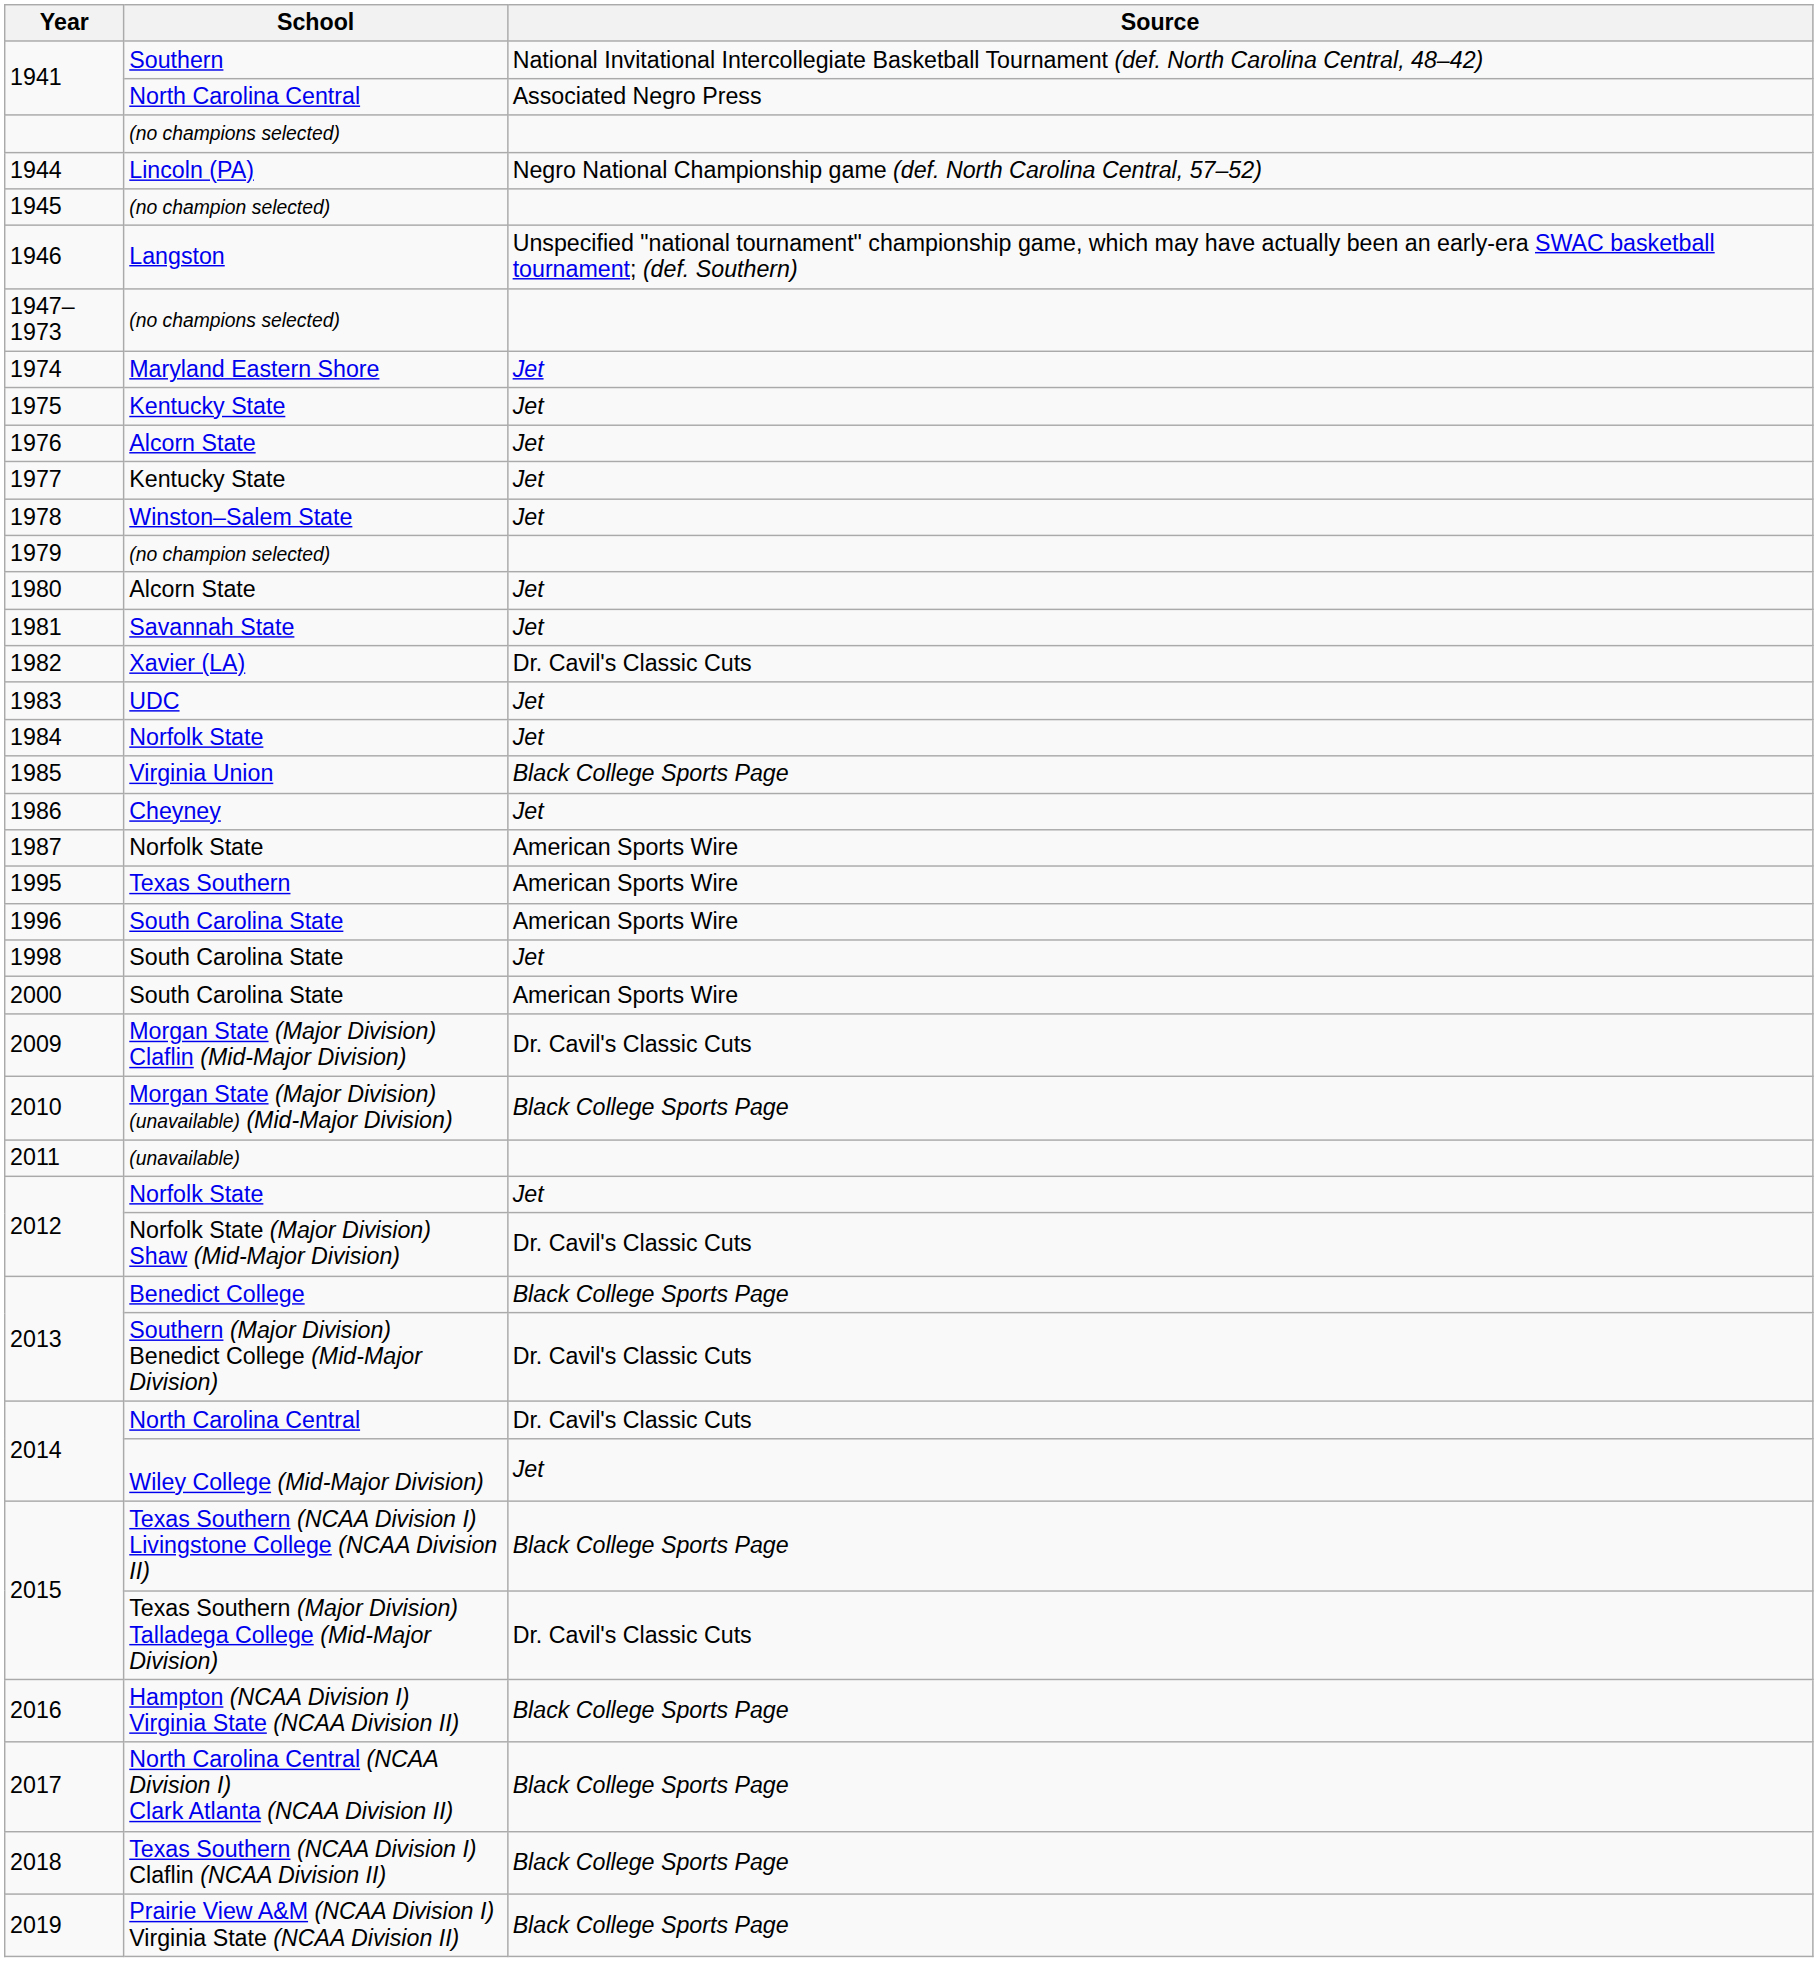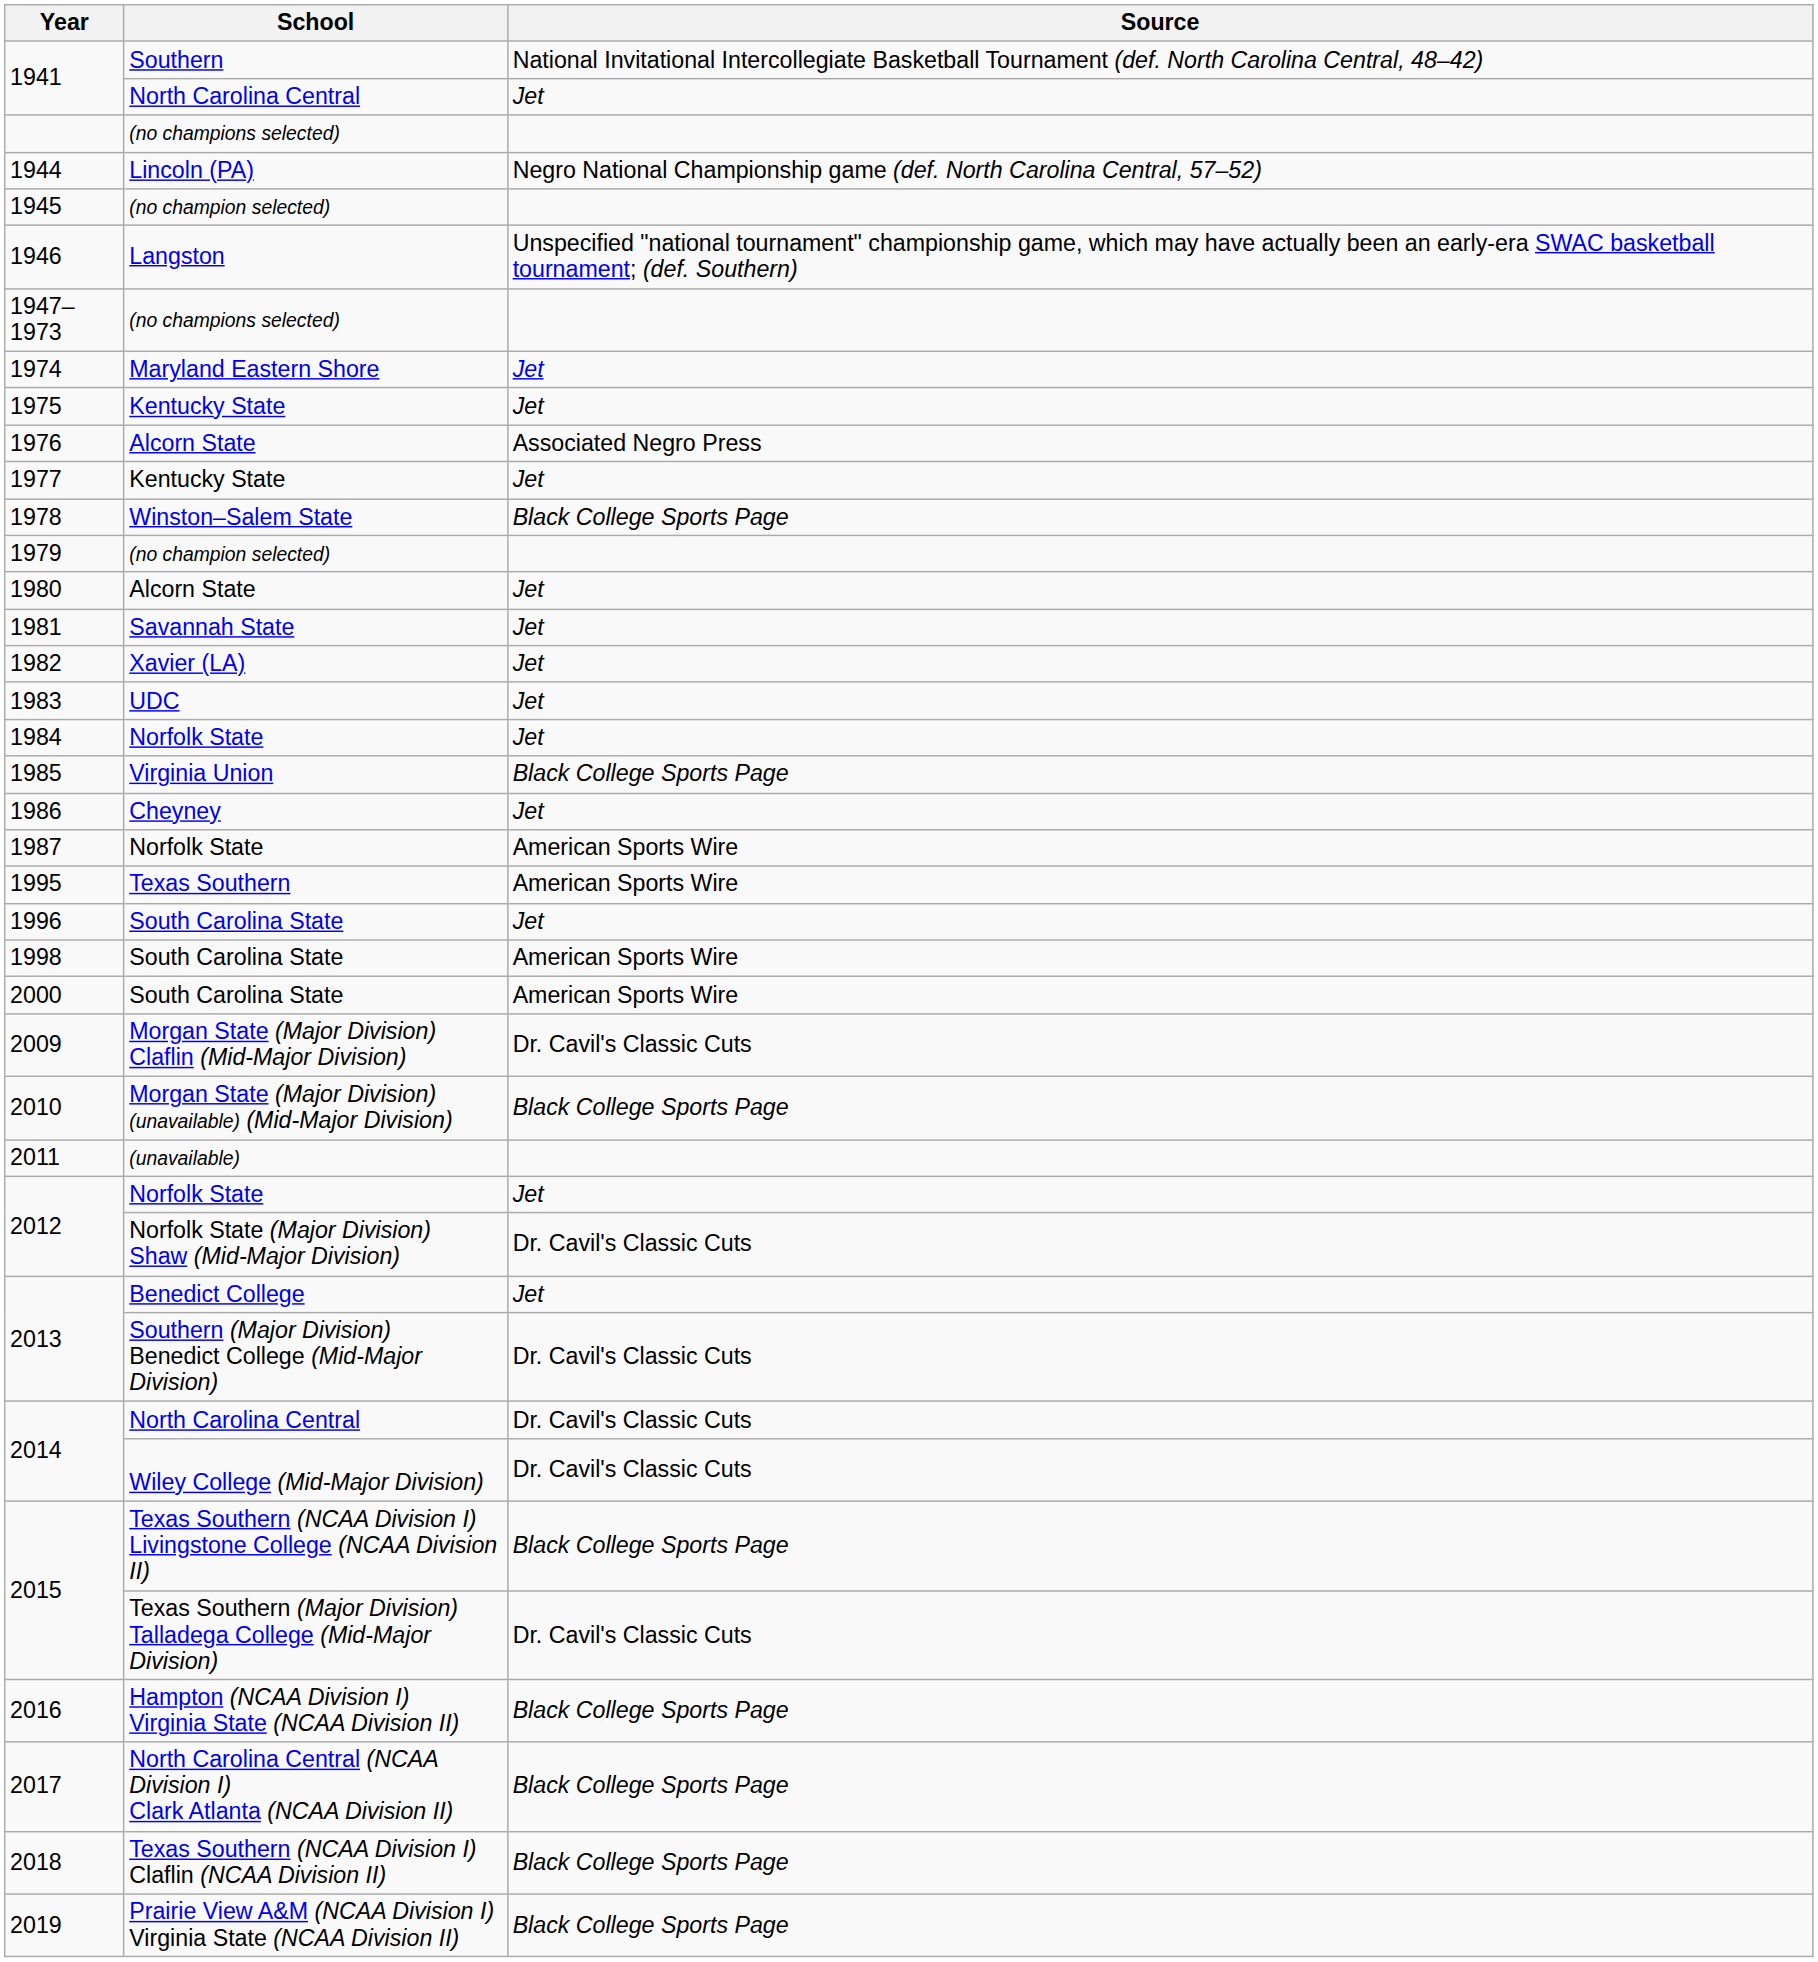(637, 96) Associated Negro Press -> (528, 96) Jet
(528, 443) Jet -> (637, 443) Associated Negro Press
(528, 516) Jet -> (651, 516) Black College Sports Page
(632, 663) Dr. Cavil's Classic Cuts -> (528, 663) Jet
(625, 921) American Sports Wire -> (528, 921) Jet
(528, 958) Jet -> (625, 958) American Sports Wire
(651, 1294) Black College Sports Page -> (528, 1294) Jet
(528, 1469) Jet -> (632, 1469) Dr. Cavil's Classic Cuts
